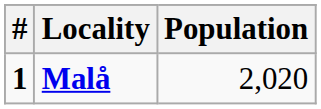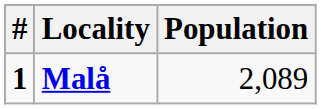(273, 77) 2,020 -> (273, 77) 2,089
